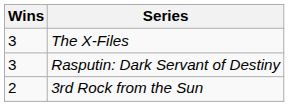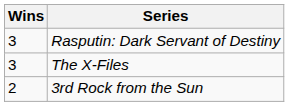rows swapped: (90, 40) <-> (166, 64)
